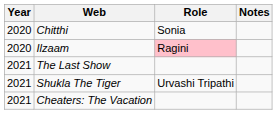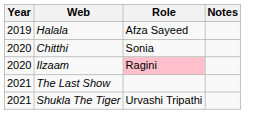+ row: (52, 30)
- row: (94, 100)
